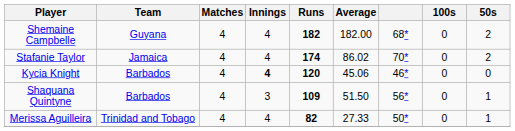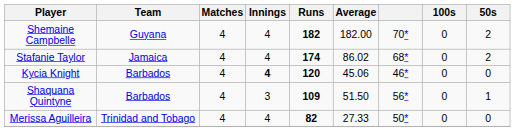(401, 35) 68* -> (401, 35) 70*
(401, 57) 70* -> (401, 57) 68*
(488, 118) 1 -> (488, 118) 0
